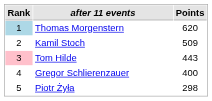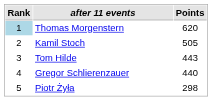(190, 43) 509 -> (190, 43) 505
(19, 58) pink background -> (19, 58) no background
(190, 73) 400 -> (190, 73) 440
